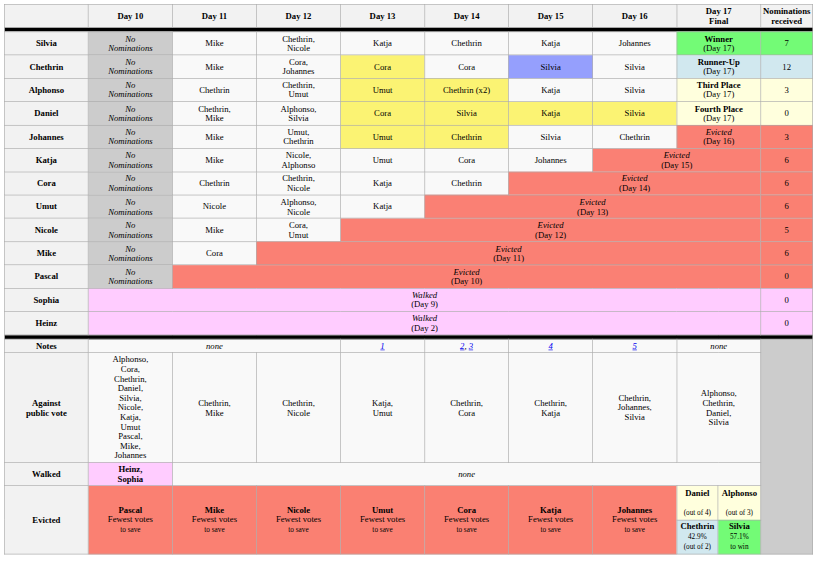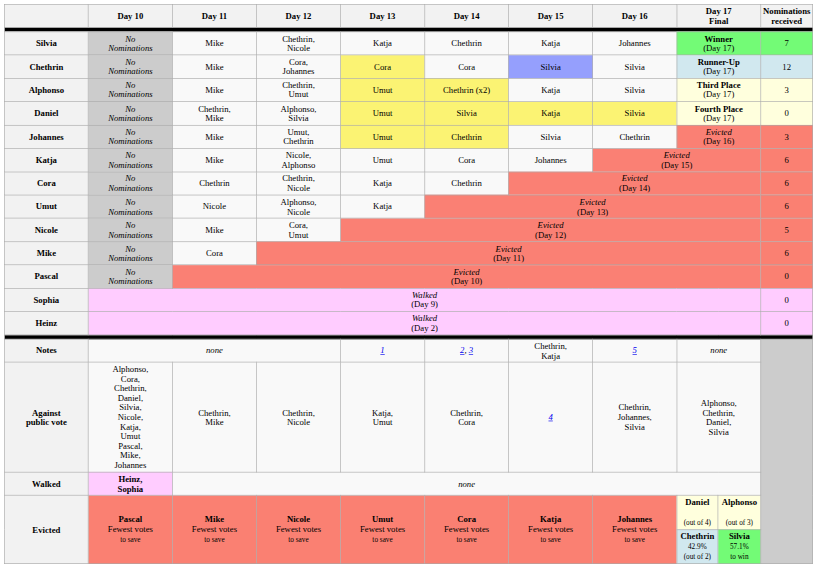(214, 90) Chethrin -> (214, 90) Mike
(383, 113) Cora -> (383, 113) Umut
(551, 345) 4 -> (551, 350) Chethrin, Katja
(551, 407) Chethrin, Katja -> (551, 417) 4
